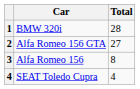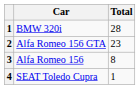(116, 44) 27 -> (116, 44) 23
(113, 76) 4 -> (113, 76) 1
